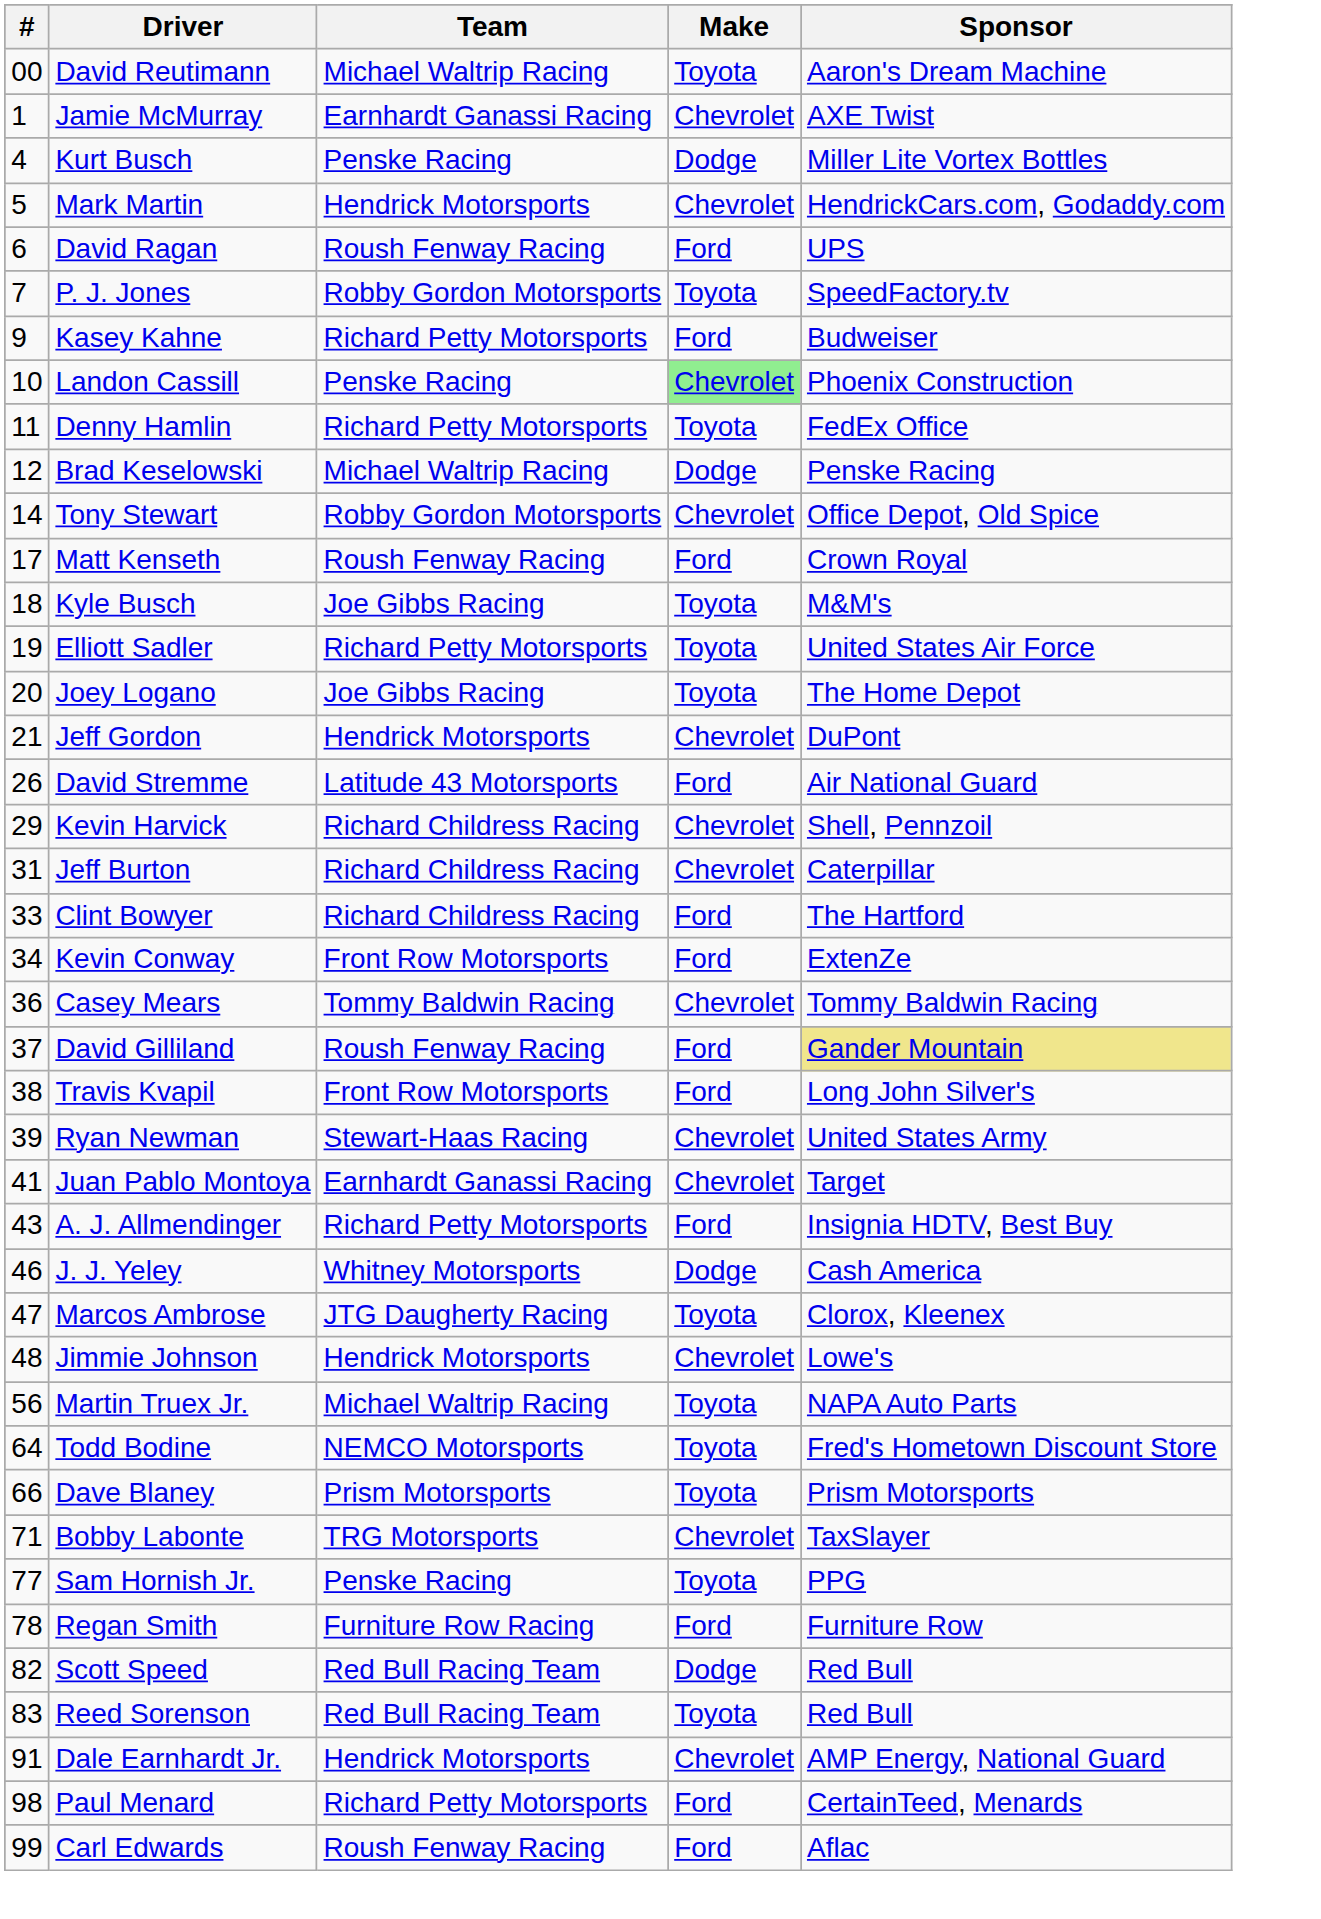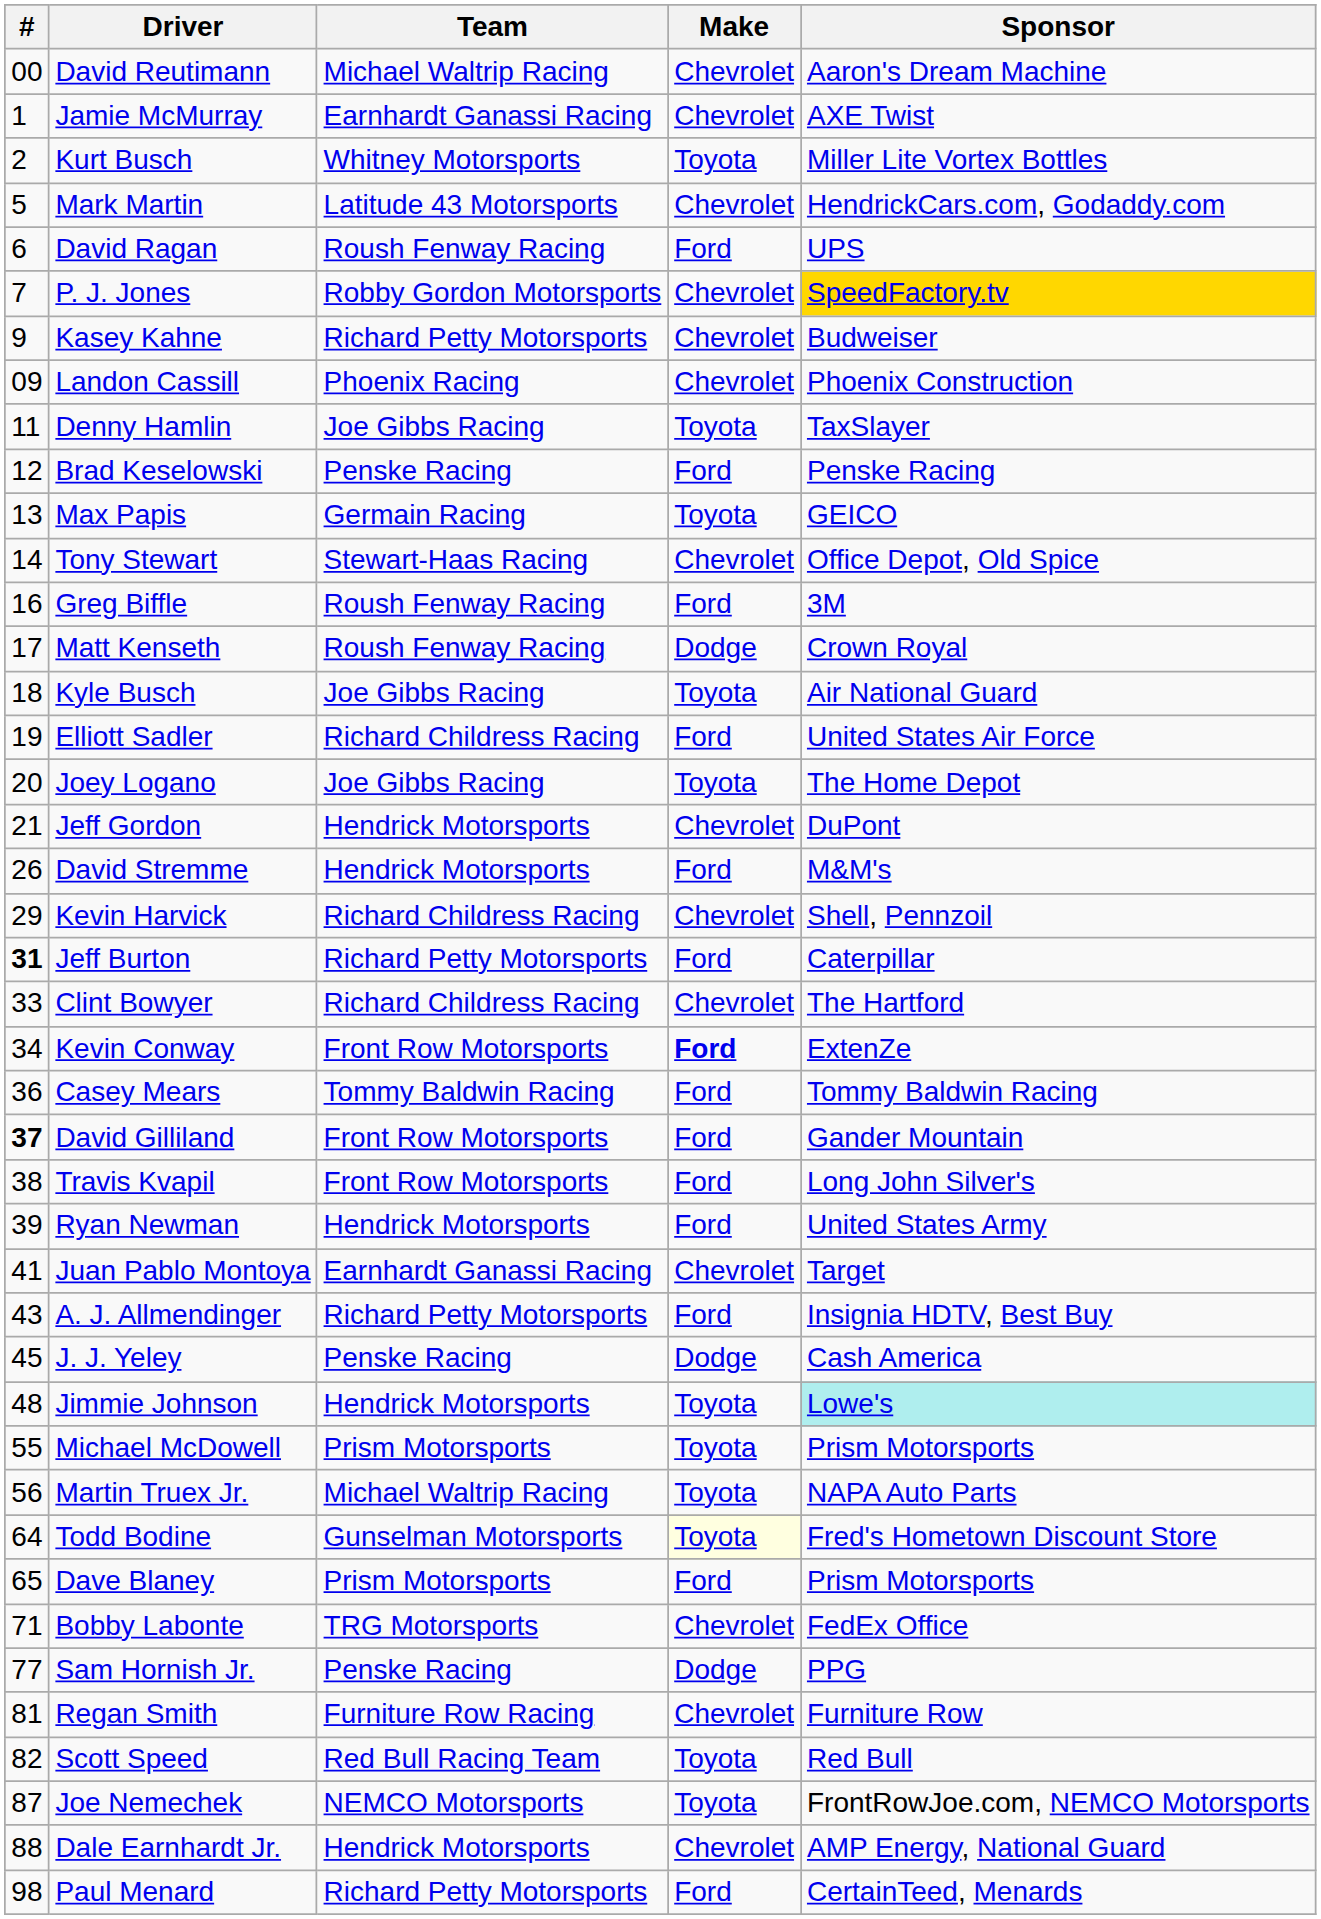(715, 71) Toyota -> (734, 71) Chevrolet
(19, 159) 4 -> (19, 159) 2
(418, 159) Penske Racing -> (452, 159) Whitney Motorsports
(715, 159) Dodge -> (715, 159) Toyota
(457, 204) Hendrick Motorsports -> (471, 204) Latitude 43 Motorsports
(715, 293) Toyota -> (734, 293) Chevrolet
(908, 293) no background -> (908, 293) gold background
(703, 337) Ford -> (734, 337) Chevrolet
(27, 381) 10 -> (27, 381) 09
(418, 381) Penske Racing -> (422, 381) Phoenix Racing
(734, 381) lightgreen background -> (734, 381) no background
(485, 426) Richard Petty Motorsports -> (434, 426) Joe Gibbs Racing
(888, 426) FedEx Office -> (868, 426) TaxSlayer
(466, 470) Michael Waltrip Racing -> (418, 470) Penske Racing
(715, 470) Dodge -> (703, 470) Ford
+ row: (121, 515)
(492, 515) Robby Gordon Motorsports -> (456, 559) Stewart-Haas Racing
+ row: (121, 603)
(703, 559) Ford -> (715, 648) Dodge
(849, 603) M&M's -> (922, 692) Air National Guard
(485, 648) Richard Petty Motorsports -> (482, 737) Richard Childress Racing
(715, 648) Toyota -> (703, 737) Ford
(471, 781) Latitude 43 Motorsports -> (457, 870) Hendrick Motorsports
(922, 781) Air National Guard -> (849, 870) M&M's
(27, 870) normal -> (27, 959) bold
(482, 870) Richard Childress Racing -> (485, 959) Richard Petty Motorsports
(734, 870) Chevrolet -> (703, 959) Ford
(703, 914) Ford -> (734, 1003) Chevrolet
(703, 959) normal -> (705, 1048) bold
(734, 1003) Chevrolet -> (703, 1092) Ford
(27, 1048) normal -> (27, 1136) bold
(464, 1048) Roush Fenway Racing -> (466, 1136) Front Row Motorsports
(915, 1048) khaki background -> (915, 1136) no background
(456, 1136) Stewart-Haas Racing -> (457, 1225) Hendrick Motorsports
(734, 1136) Chevrolet -> (703, 1225) Ford
(27, 1270) 46 -> (27, 1358) 45
(452, 1270) Whitney Motorsports -> (418, 1358) Penske Racing
- row: (160, 1314)
(734, 1358) Chevrolet -> (715, 1403) Toyota
(850, 1358) no background -> (850, 1403) paleturquoise background
+ row: (168, 1447)
(453, 1447) NEMCO Motorsports -> (473, 1536) Gunselman Motorsports
(715, 1447) no background -> (715, 1536) lightyellow background
(27, 1492) 66 -> (27, 1580) 65
(715, 1492) Toyota -> (703, 1580) Ford
(868, 1536) TaxSlayer -> (888, 1625) FedEx Office
(715, 1580) Toyota -> (715, 1669) Dodge
(27, 1625) 78 -> (27, 1714) 81
(703, 1625) Ford -> (734, 1714) Chevrolet
(715, 1669) Dodge -> (715, 1758) Toyota
- row: (153, 1714)
+ row: (149, 1802)
(27, 1758) 91 -> (27, 1847) 88
- row: (139, 1847)
